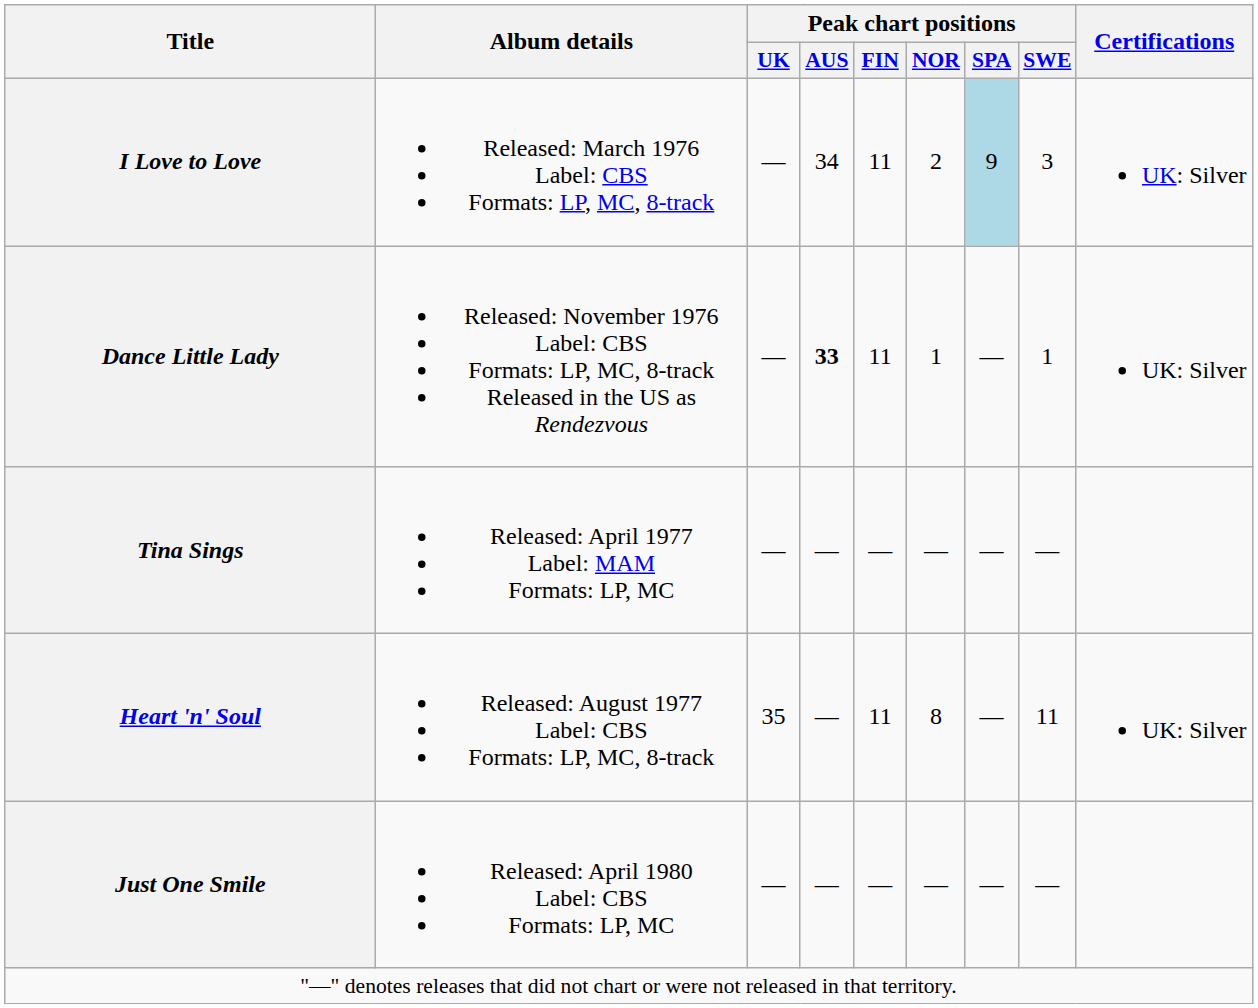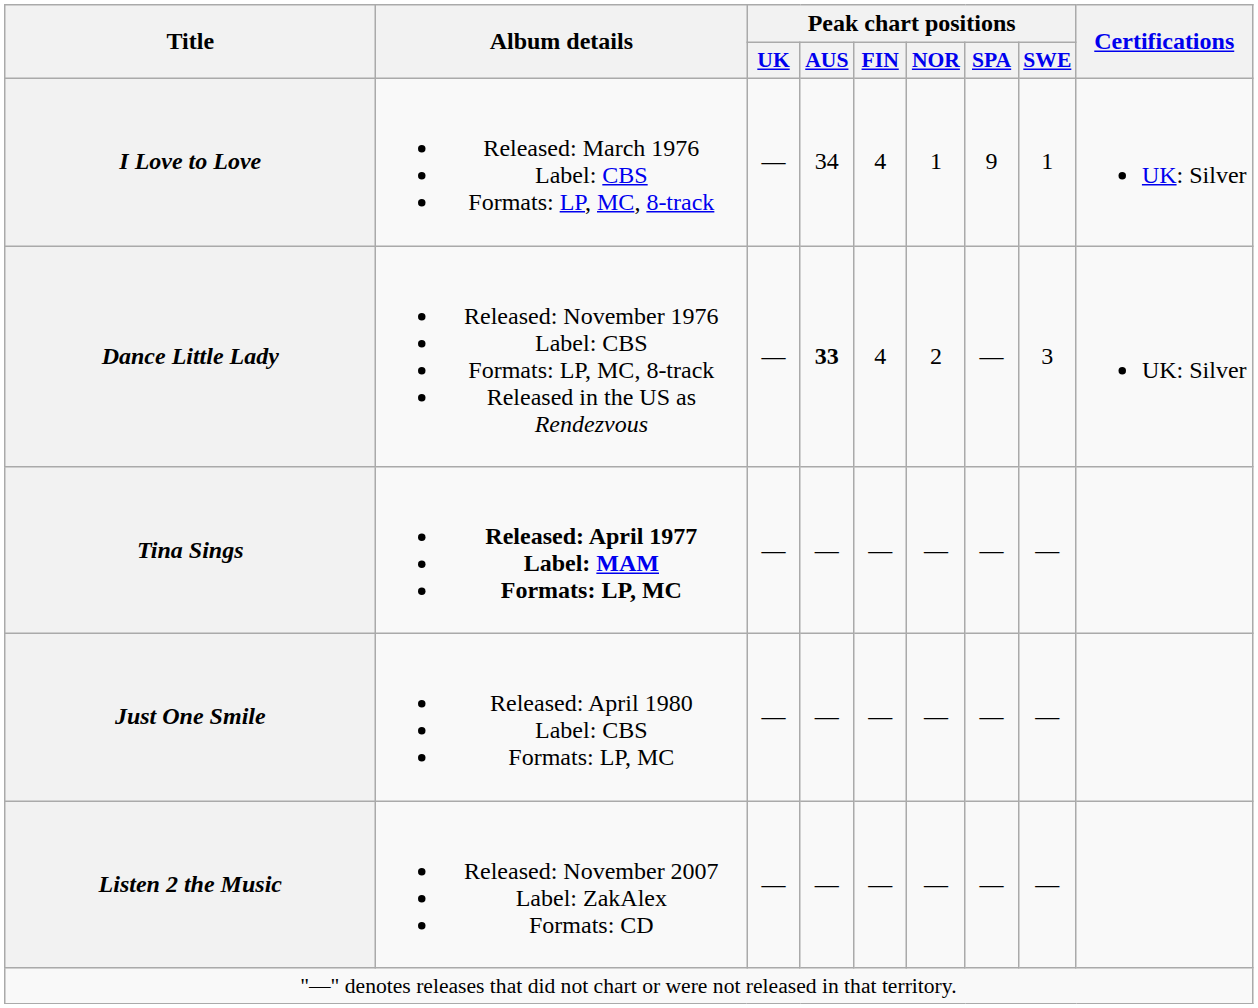(880, 161) 11 -> (880, 161) 4
(936, 161) 2 -> (936, 161) 1
(992, 161) lightblue background -> (992, 161) no background
(1047, 161) 3 -> (1047, 161) 1
(880, 355) 11 -> (880, 355) 4
(936, 355) 1 -> (936, 355) 2
(1047, 355) 1 -> (1047, 355) 3
(561, 564) normal -> (561, 564) bold
- row: (190, 716)
+ row: (190, 883)
